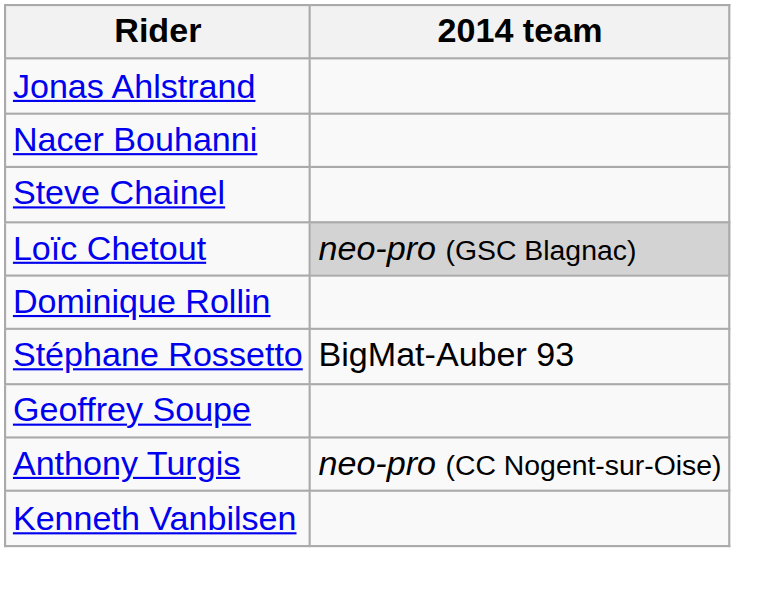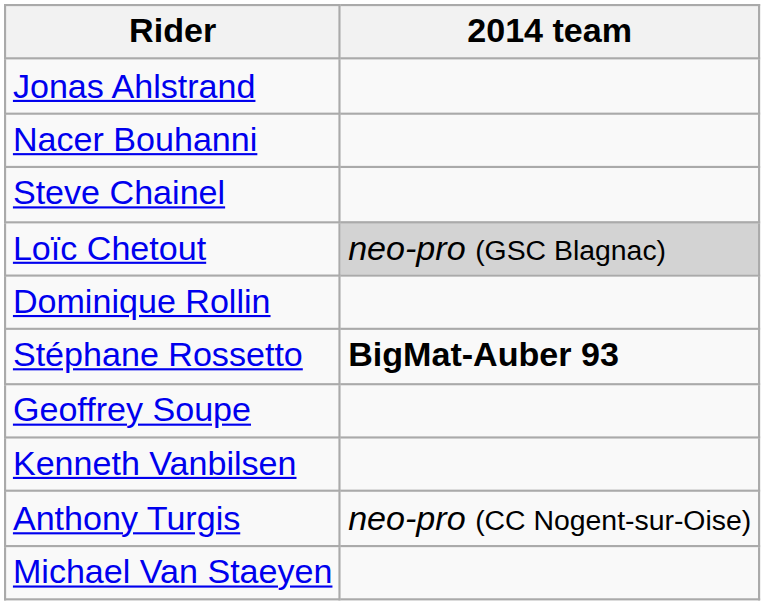(446, 355) normal -> (484, 355) bold
rows swapped: (127, 463) <-> (155, 517)
+ row: (173, 572)
